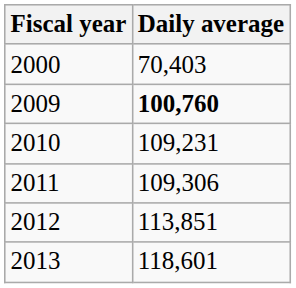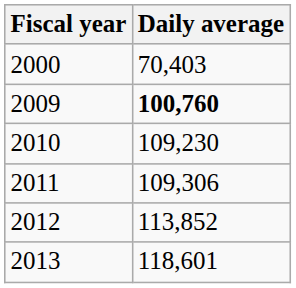(178, 143) 109,231 -> (178, 143) 109,230
(178, 222) 113,851 -> (178, 222) 113,852
